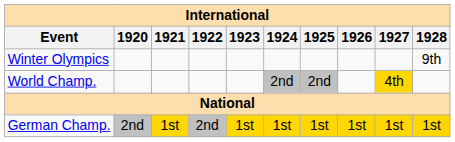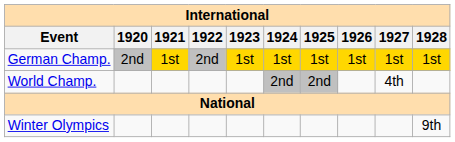rows swapped: (58, 59) <-> (59, 125)
(394, 81) gold background -> (394, 81) no background
